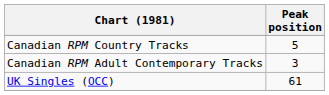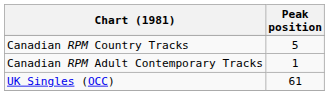(295, 63) 3 -> (295, 63) 1
